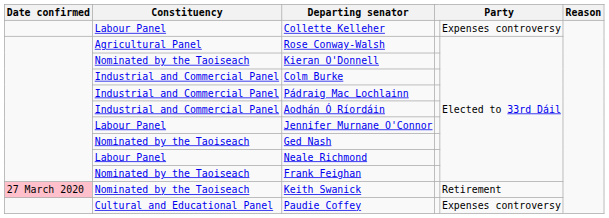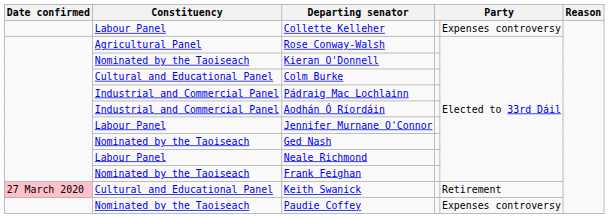(187, 77) Industrial and Commercial Panel -> (184, 77) Cultural and Educational Panel
(172, 190) Nominated by the Taoiseach -> (184, 190) Cultural and Educational Panel
(184, 206) Cultural and Educational Panel -> (172, 206) Nominated by the Taoiseach
